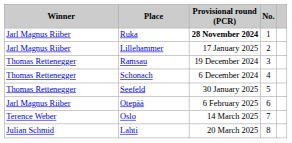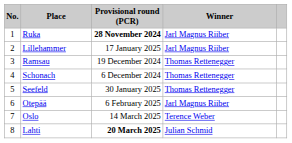columns swapped: (268, 15) <-> (61, 15)
(233, 130) normal -> (134, 130) bold
